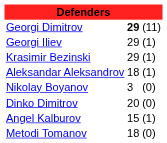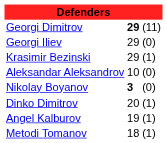(149, 42) (1) -> (149, 42) (0)
(133, 72) 18 -> (133, 72) 10
(149, 72) (1) -> (149, 72) (0)
(130, 88) normal -> (130, 88) bold
(149, 103) (0) -> (149, 103) (1)
(133, 118) 15 -> (133, 118) 19
(149, 133) (0) -> (149, 133) (1)
